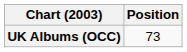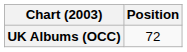(153, 36) 73 -> (153, 36) 72
